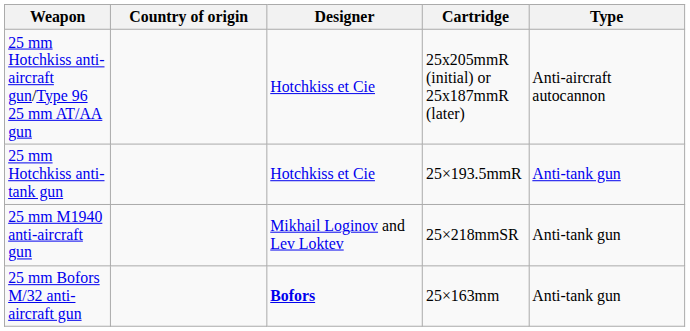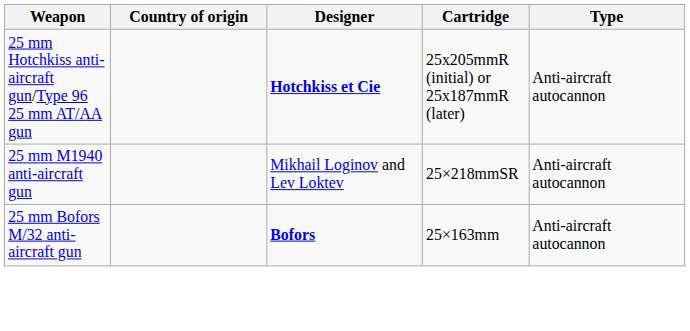(323, 86) normal -> (325, 86) bold
- row: (56, 174)
(577, 234) Anti-tank gun -> (572, 174) Anti-aircraft autocannon
(577, 295) Anti-tank gun -> (572, 234) Anti-aircraft autocannon
